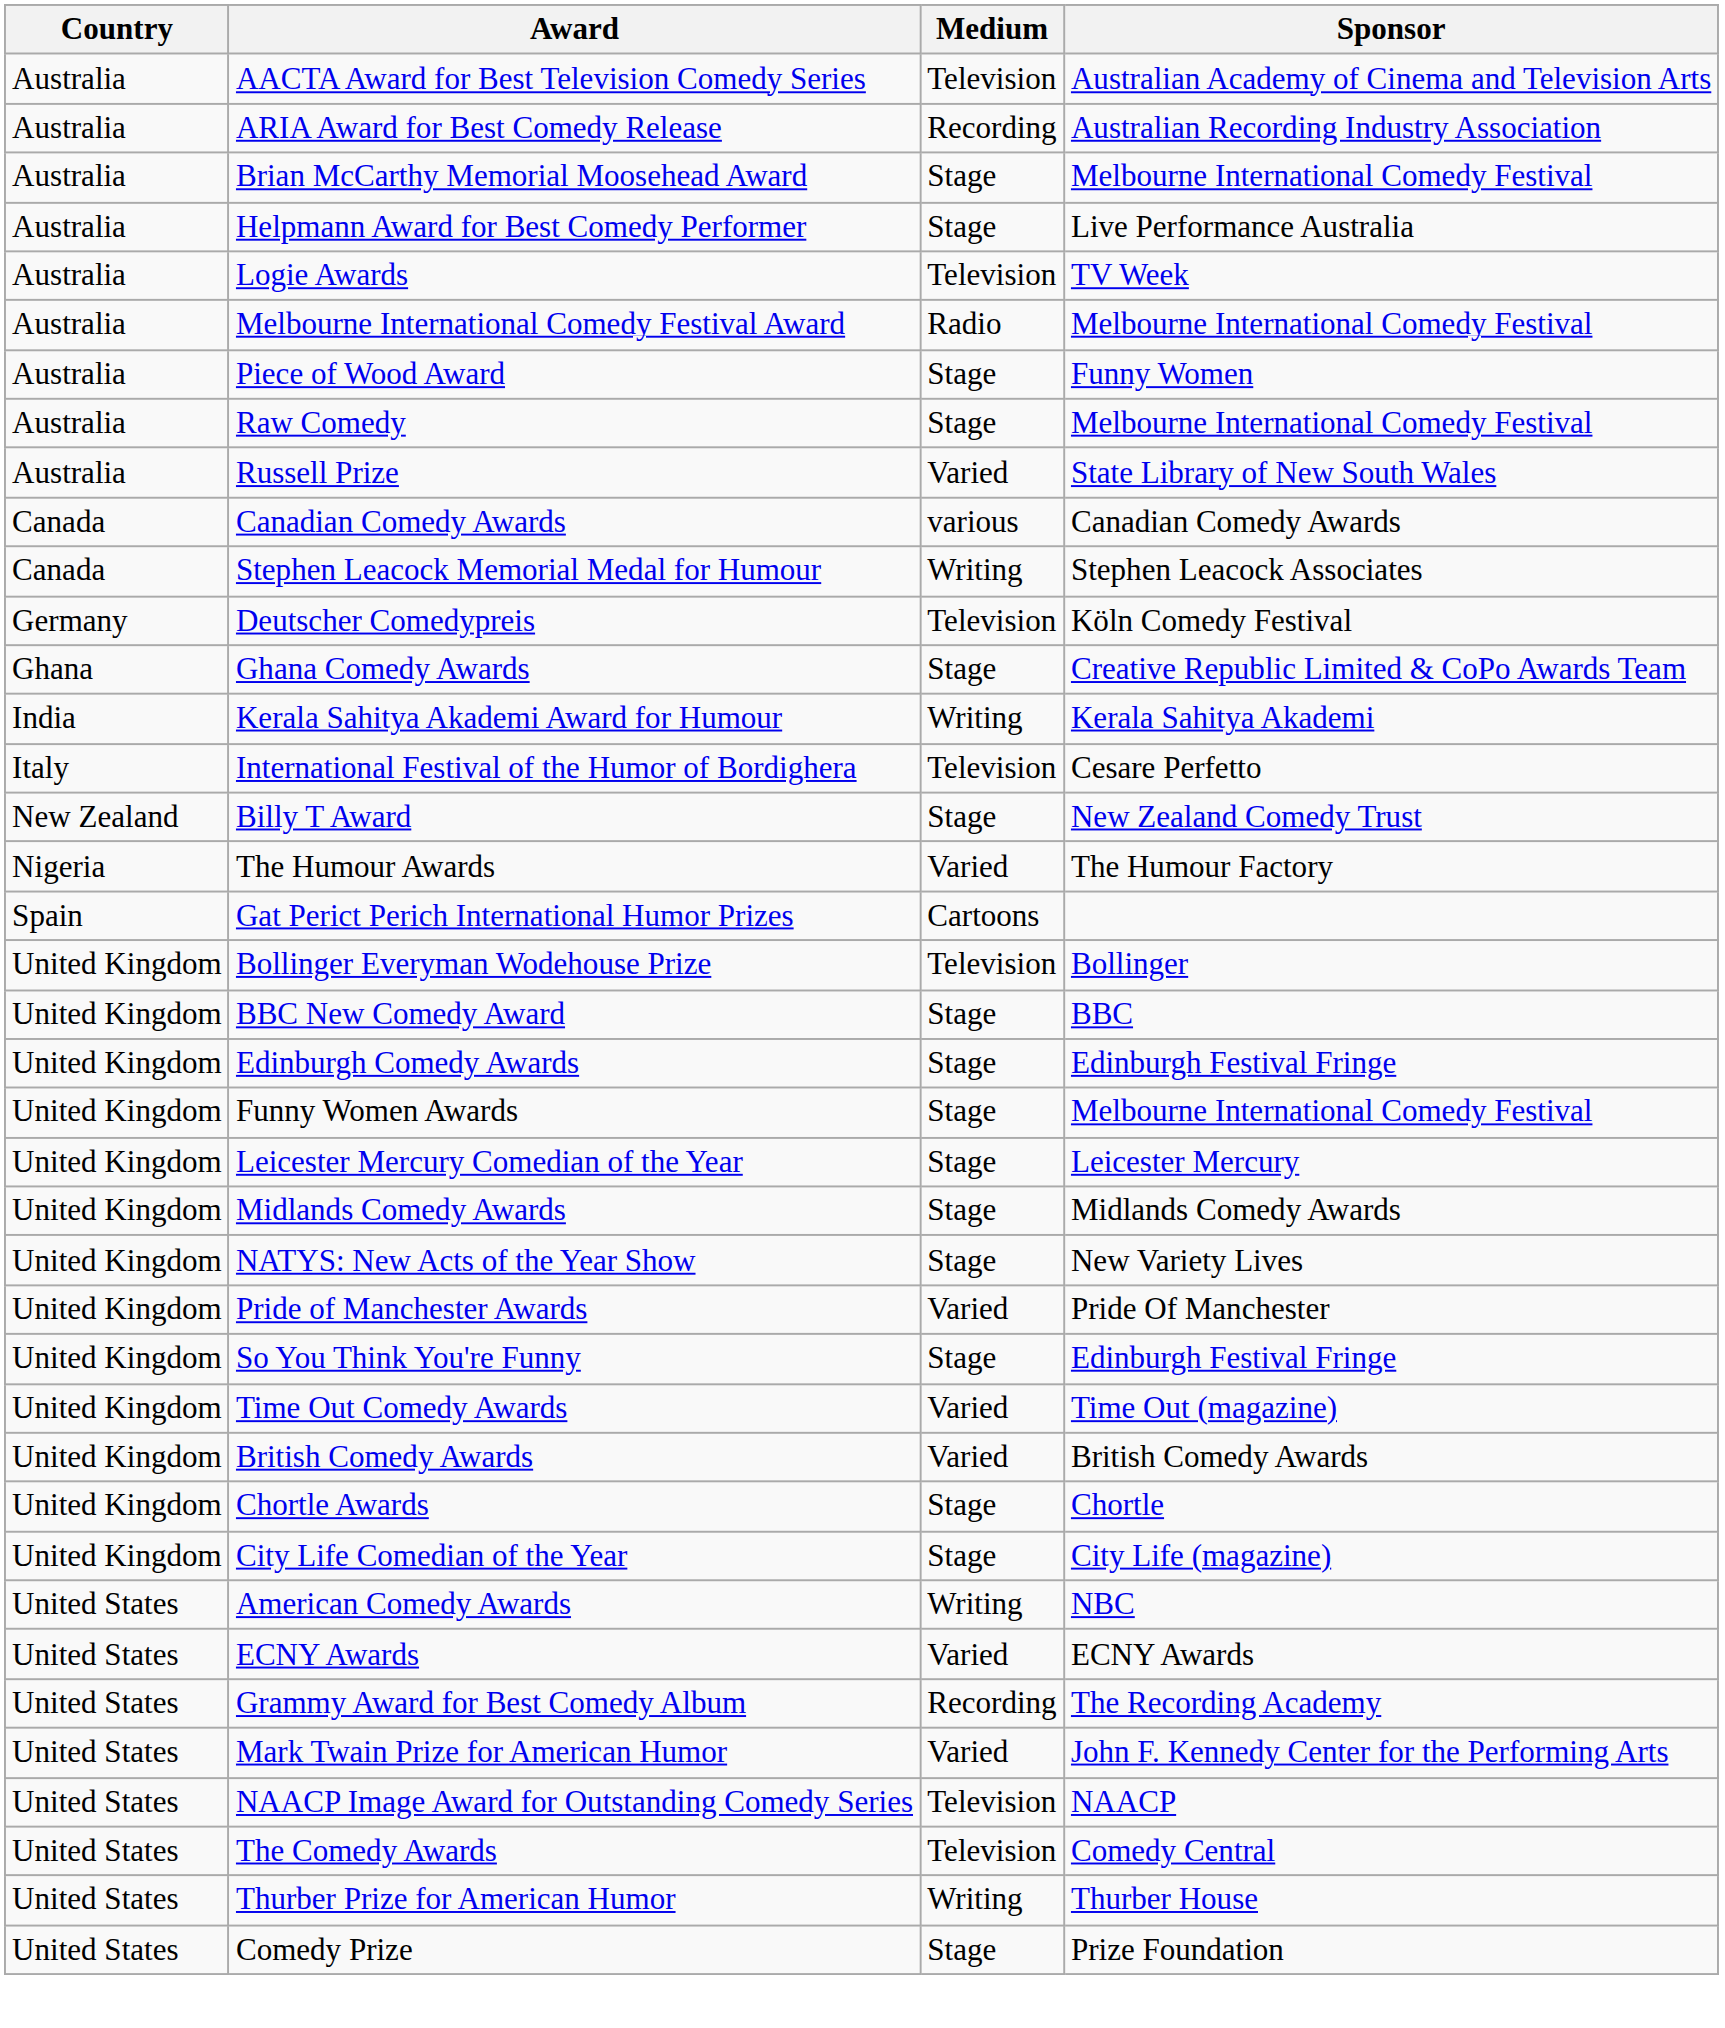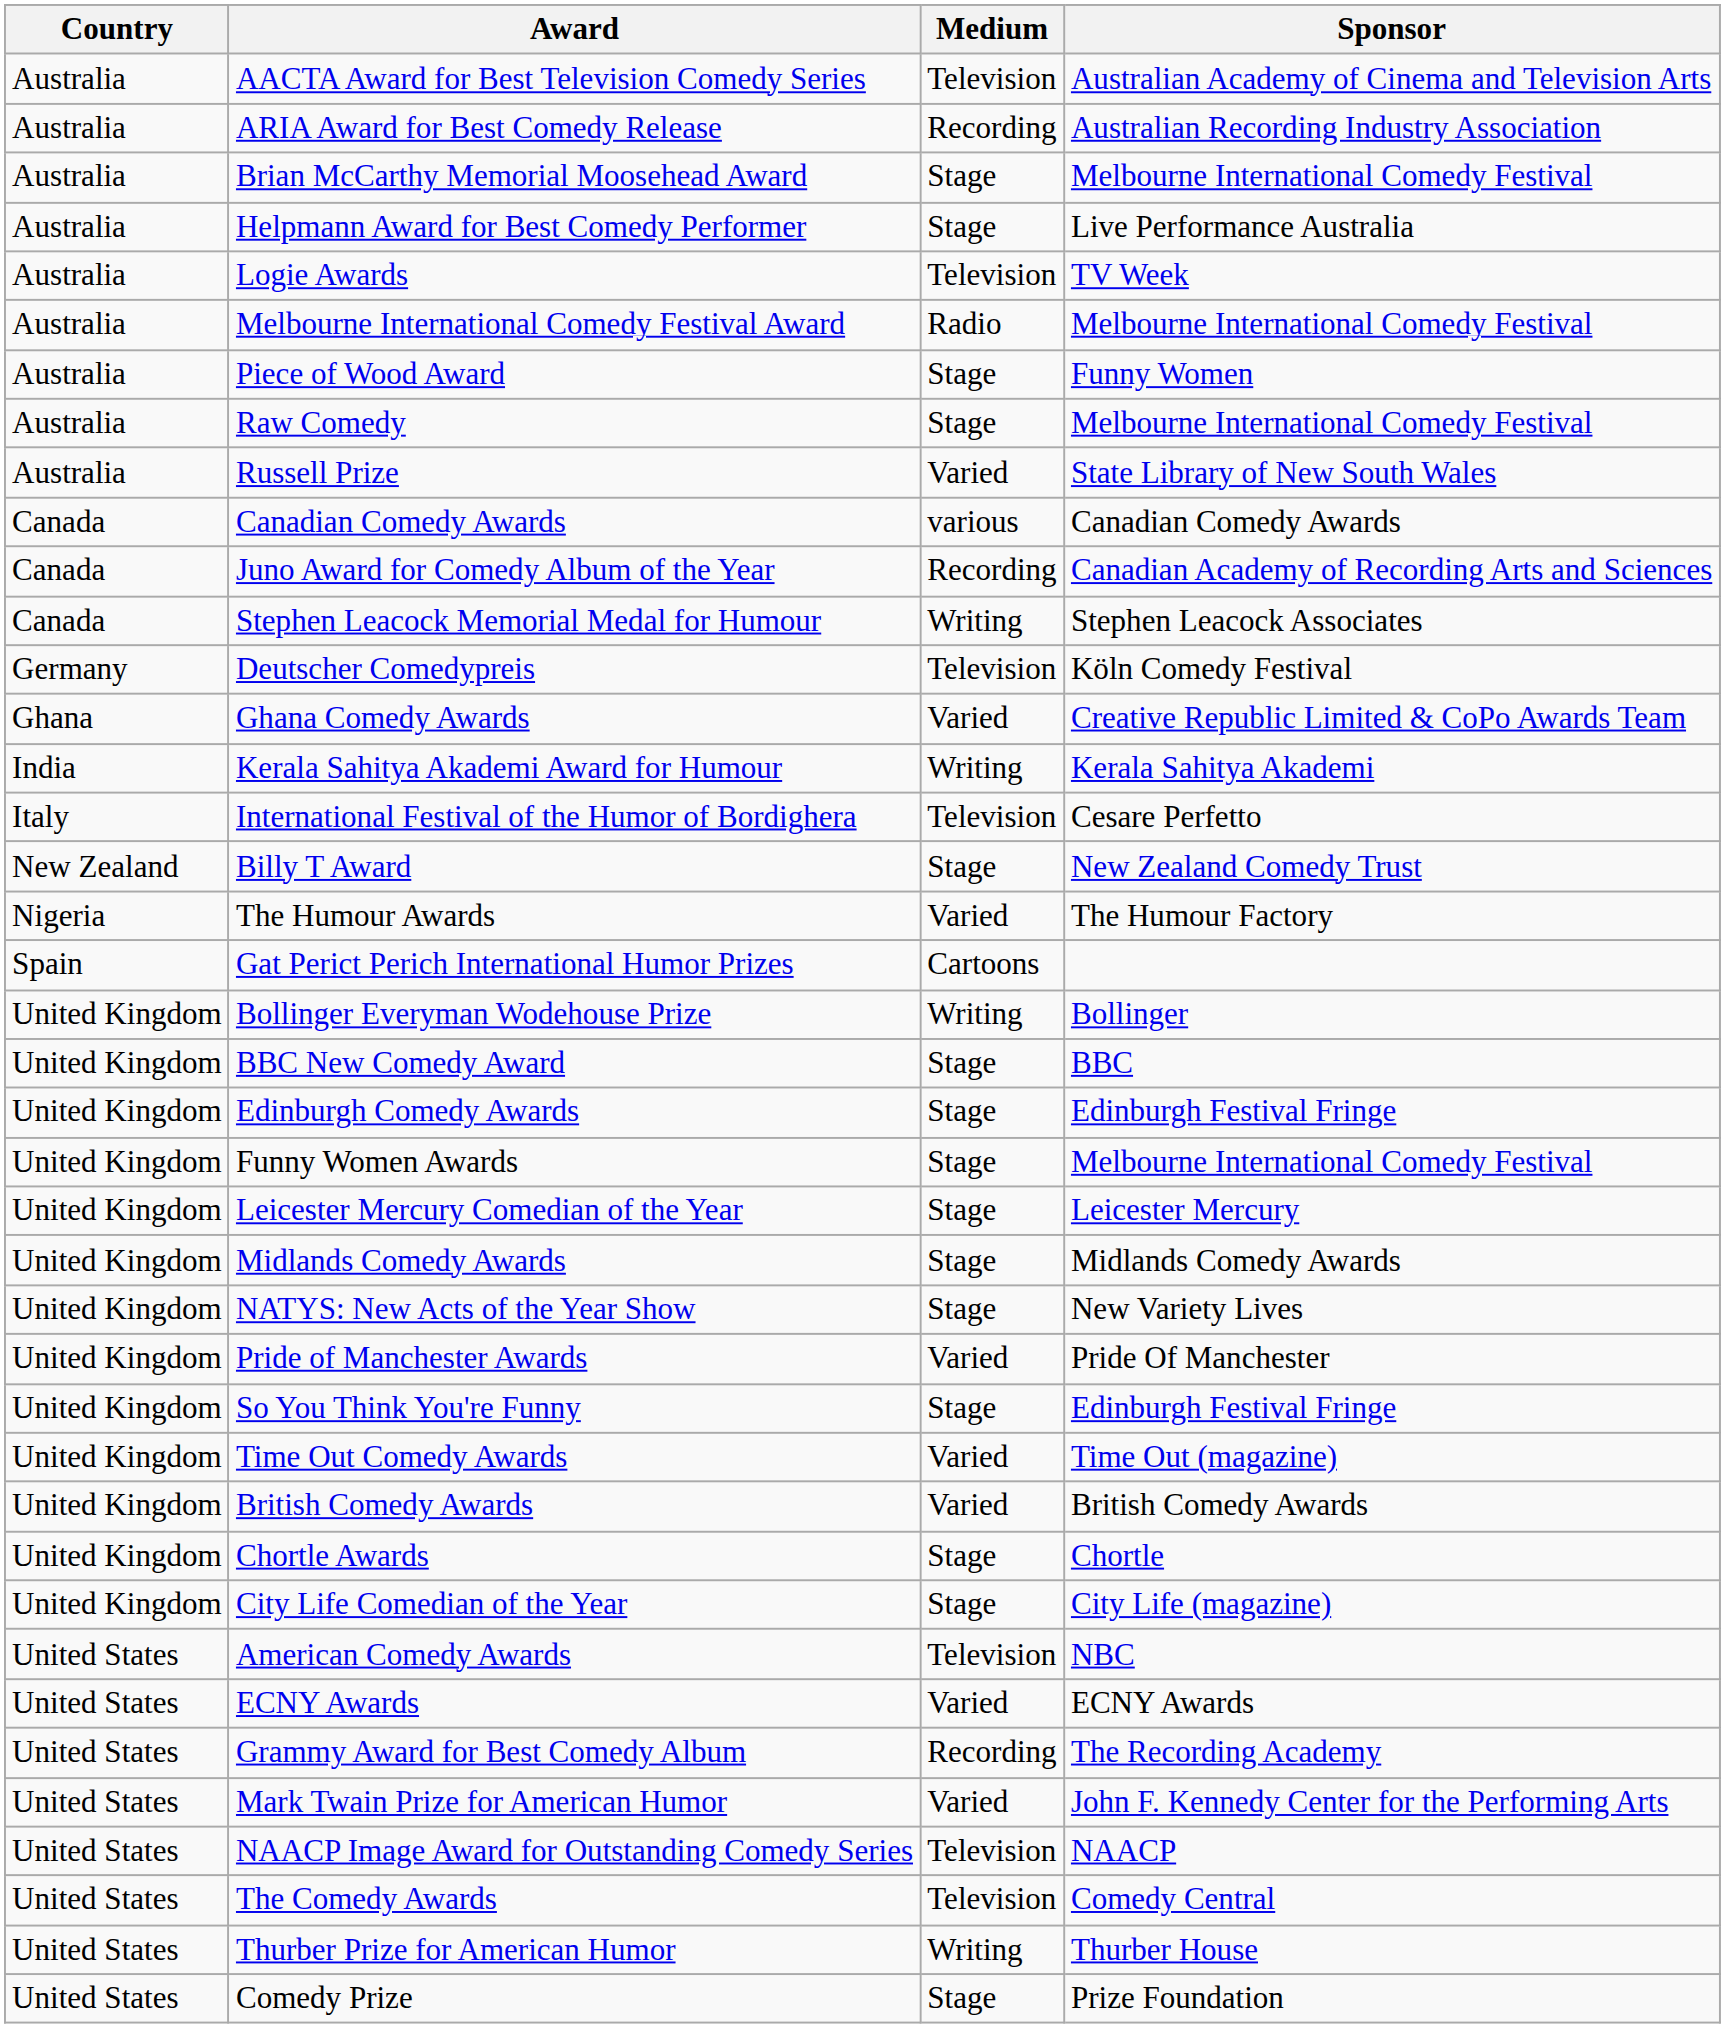+ row: (505, 570)
(962, 669) Stage -> (968, 718) Varied
(992, 964) Television -> (975, 1013) Writing
(975, 1604) Writing -> (992, 1653) Television
